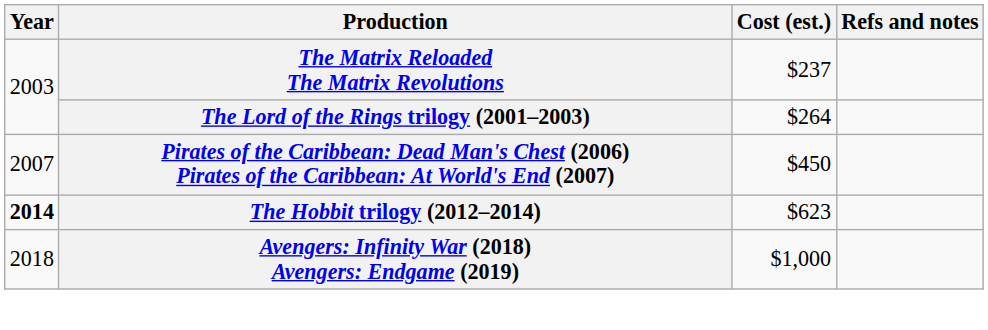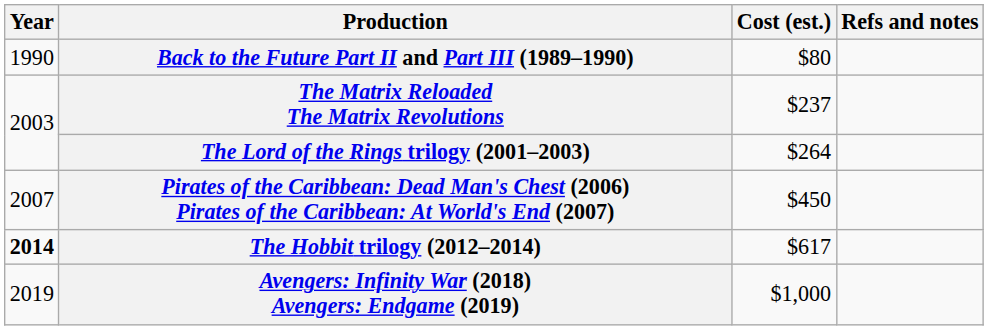+ row: (395, 57)
(809, 211) $623 -> (809, 246) $617
(32, 259) 2018 -> (32, 294) 2019
